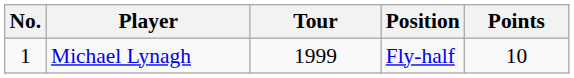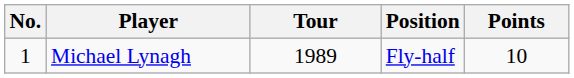(316, 55) 1999 -> (316, 55) 1989
